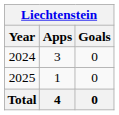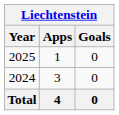rows swapped: (22, 57) <-> (22, 78)
